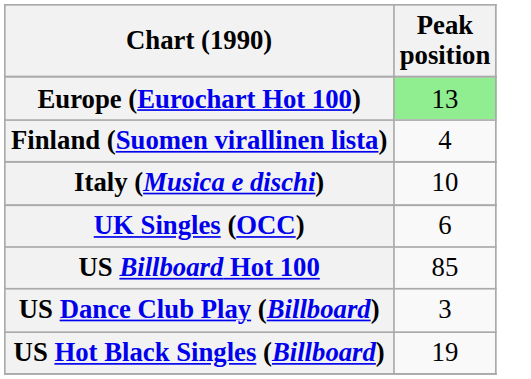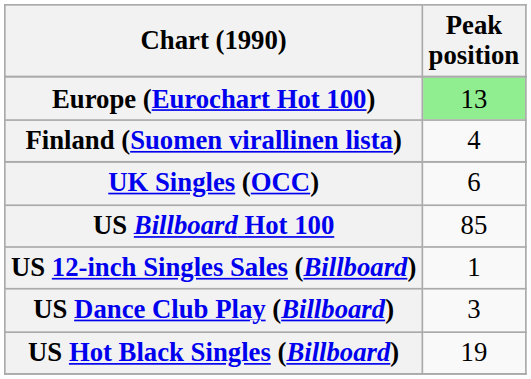- row: (199, 182)
+ row: (214, 267)
